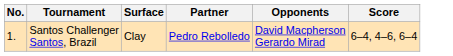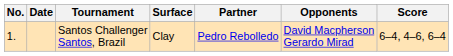+ column: (41, 13)
